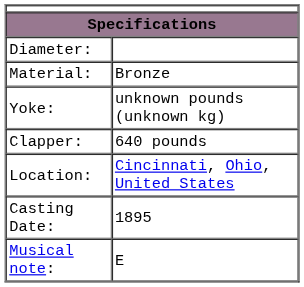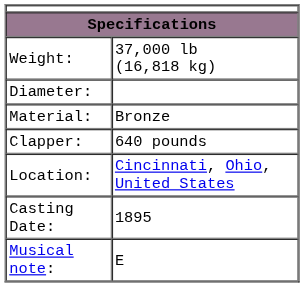+ row: (41, 58)
- row: (32, 108)
